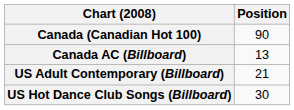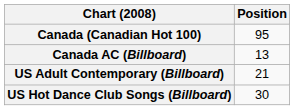(262, 34) 90 -> (262, 34) 95
